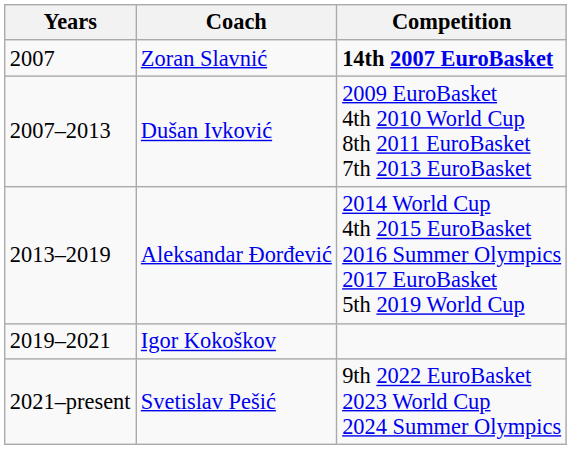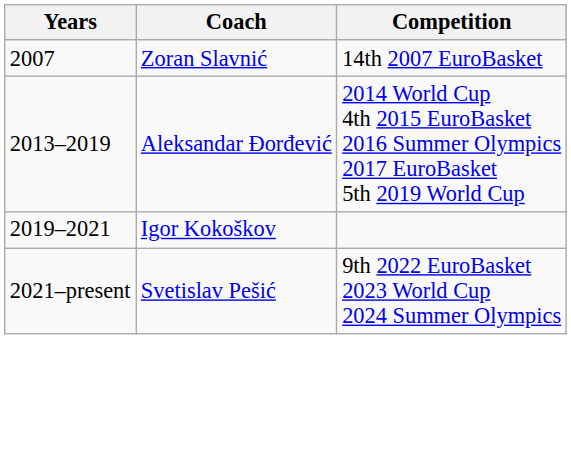(448, 57) bold -> (442, 57) normal
- row: (207, 131)
